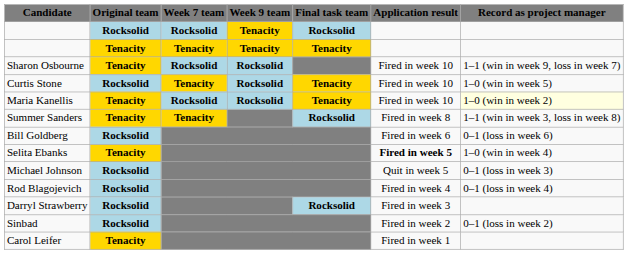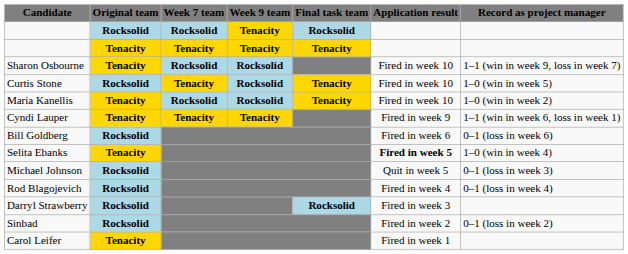(508, 100) lightyellow background -> (508, 100) no background
+ row: (37, 118)
- row: (44, 118)
